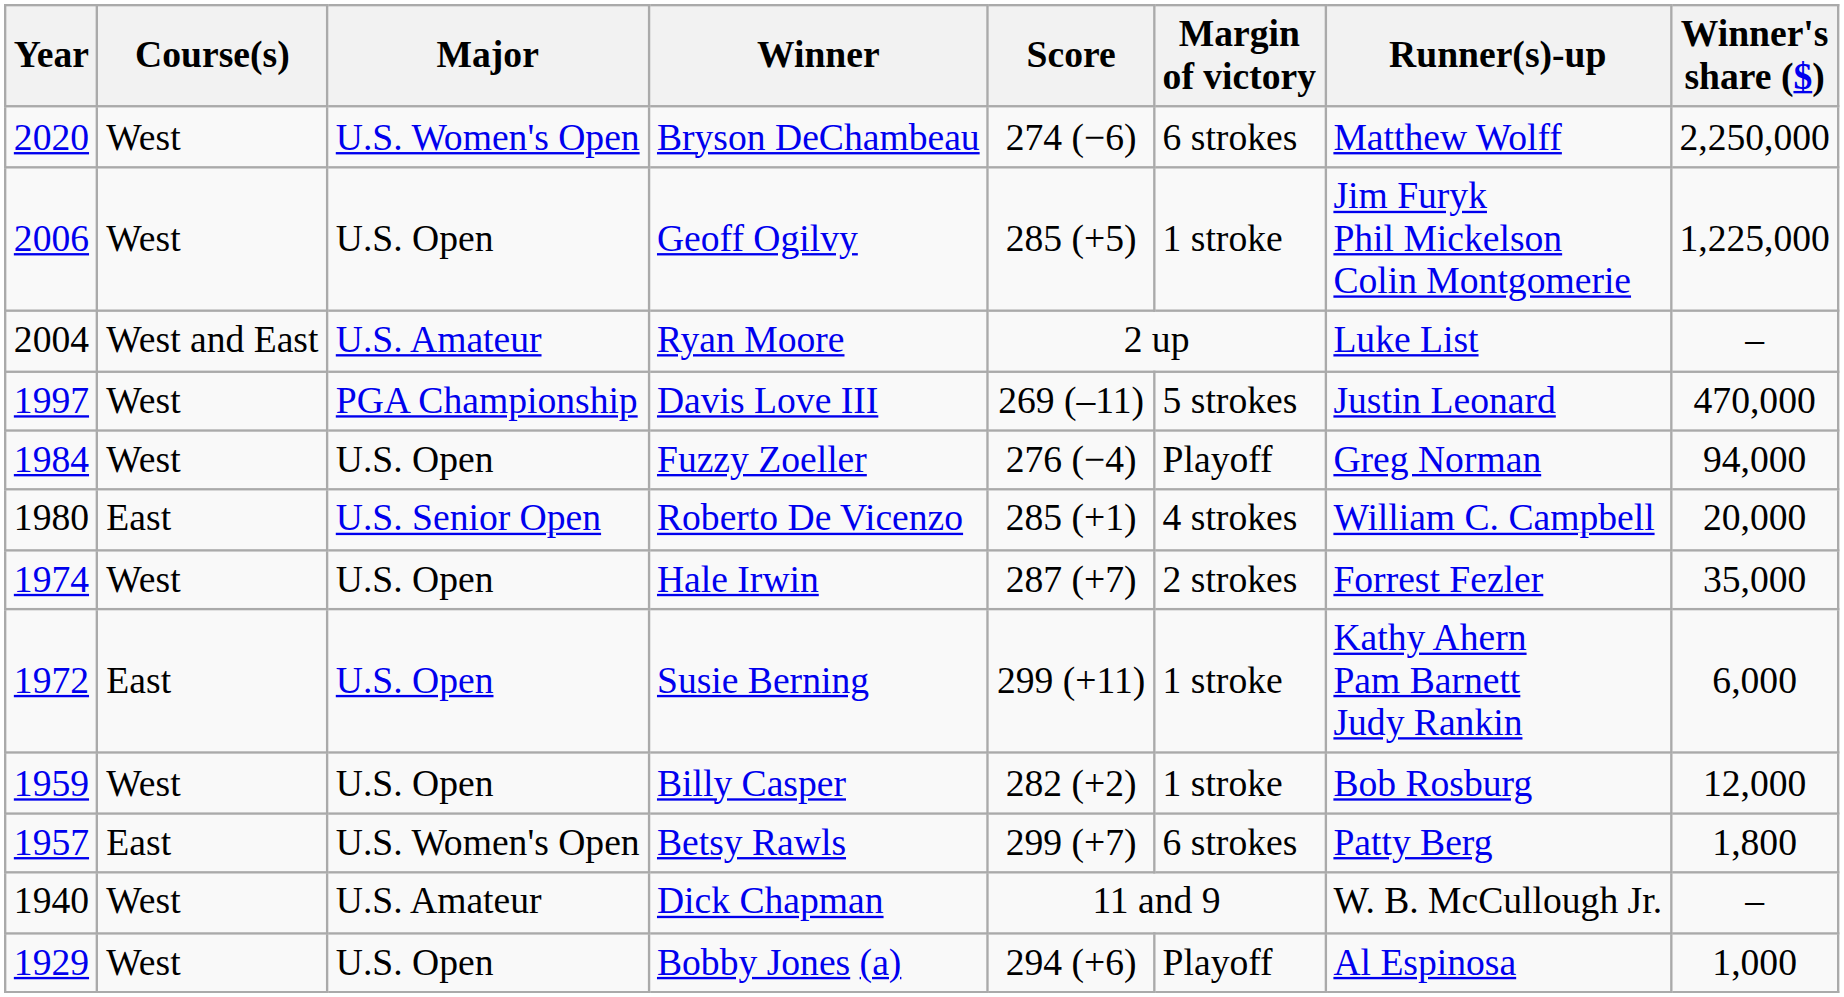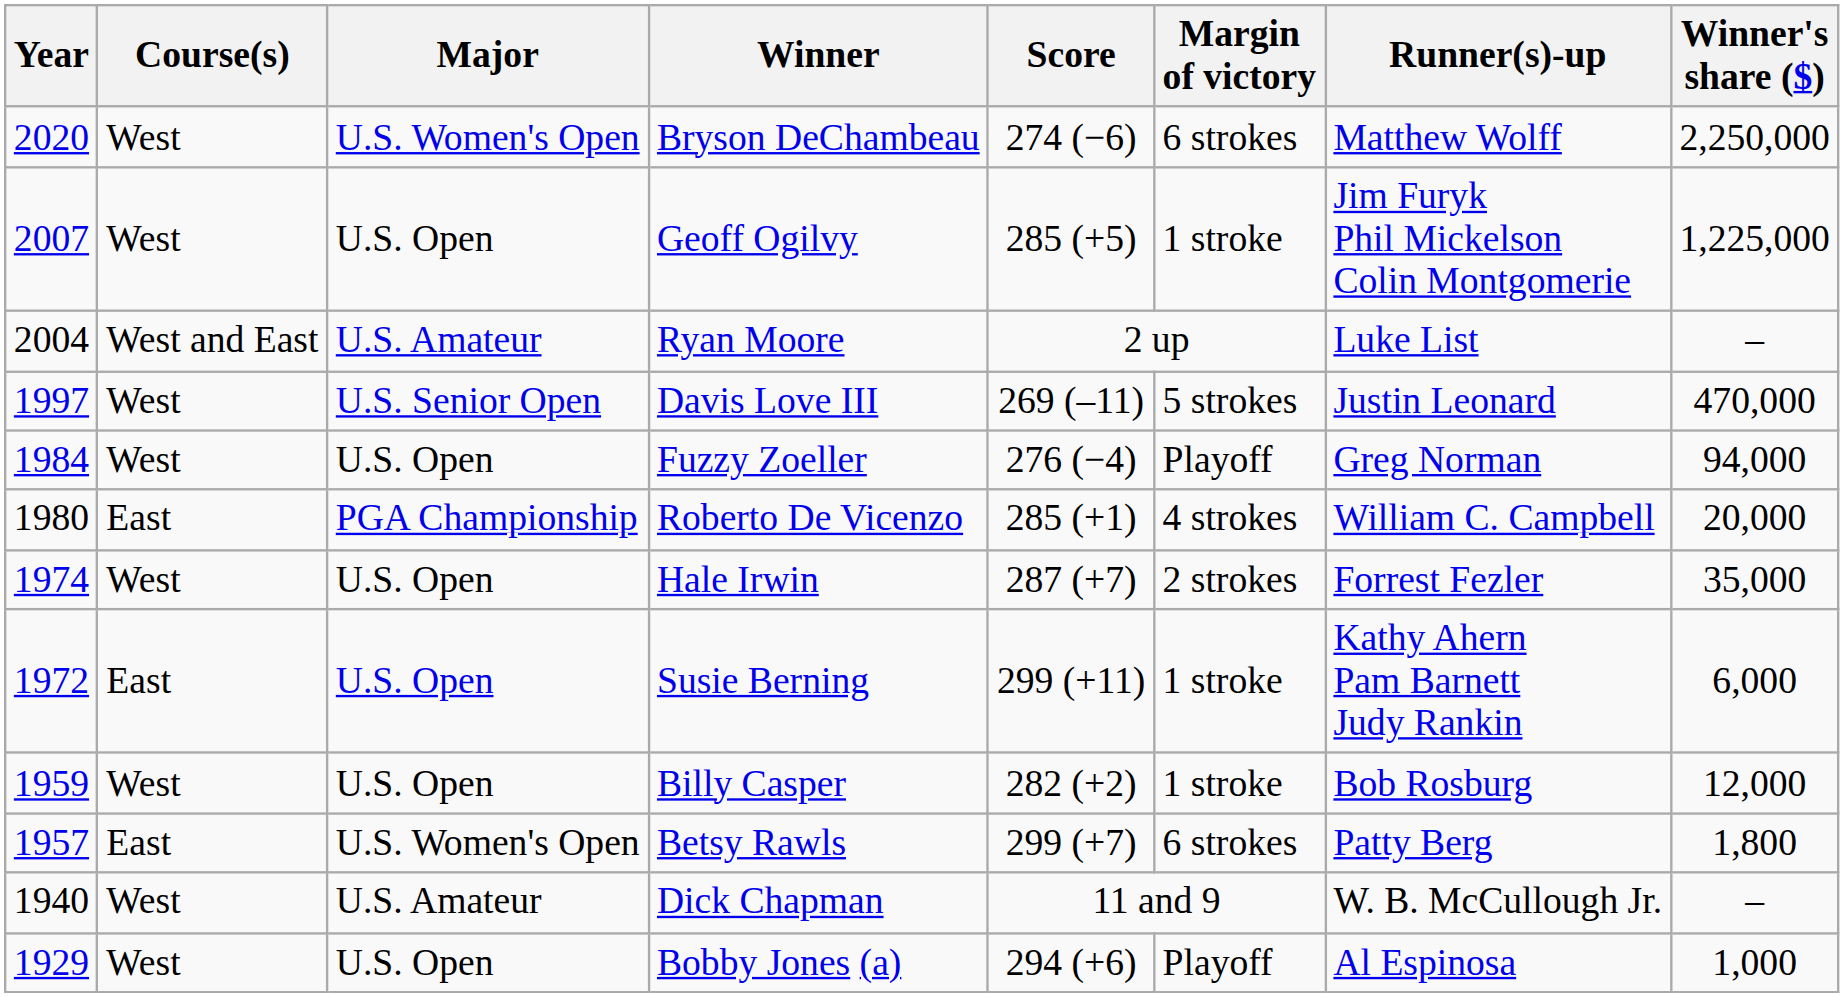(51, 238) 2006 -> (51, 238) 2007
(487, 399) PGA Championship -> (468, 399) U.S. Senior Open
(468, 519) U.S. Senior Open -> (487, 519) PGA Championship
